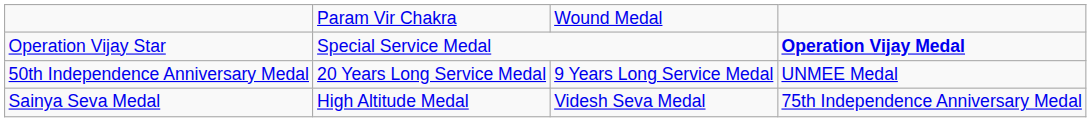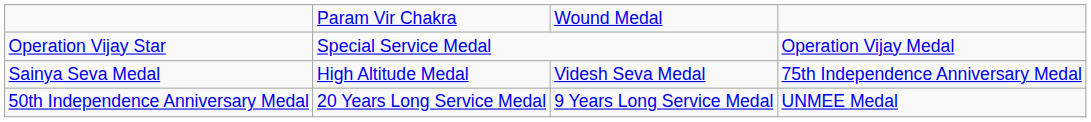(873, 46) bold -> (868, 46) normal
rows swapped: (84, 102) <-> (159, 74)
